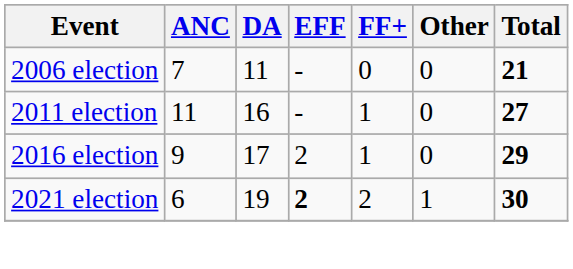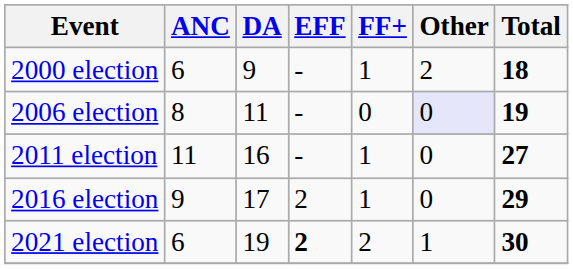+ row: (85, 69)
(178, 69) 7 -> (178, 112) 8
(426, 69) no background -> (426, 112) lavender background
(515, 69) 21 -> (515, 112) 19
